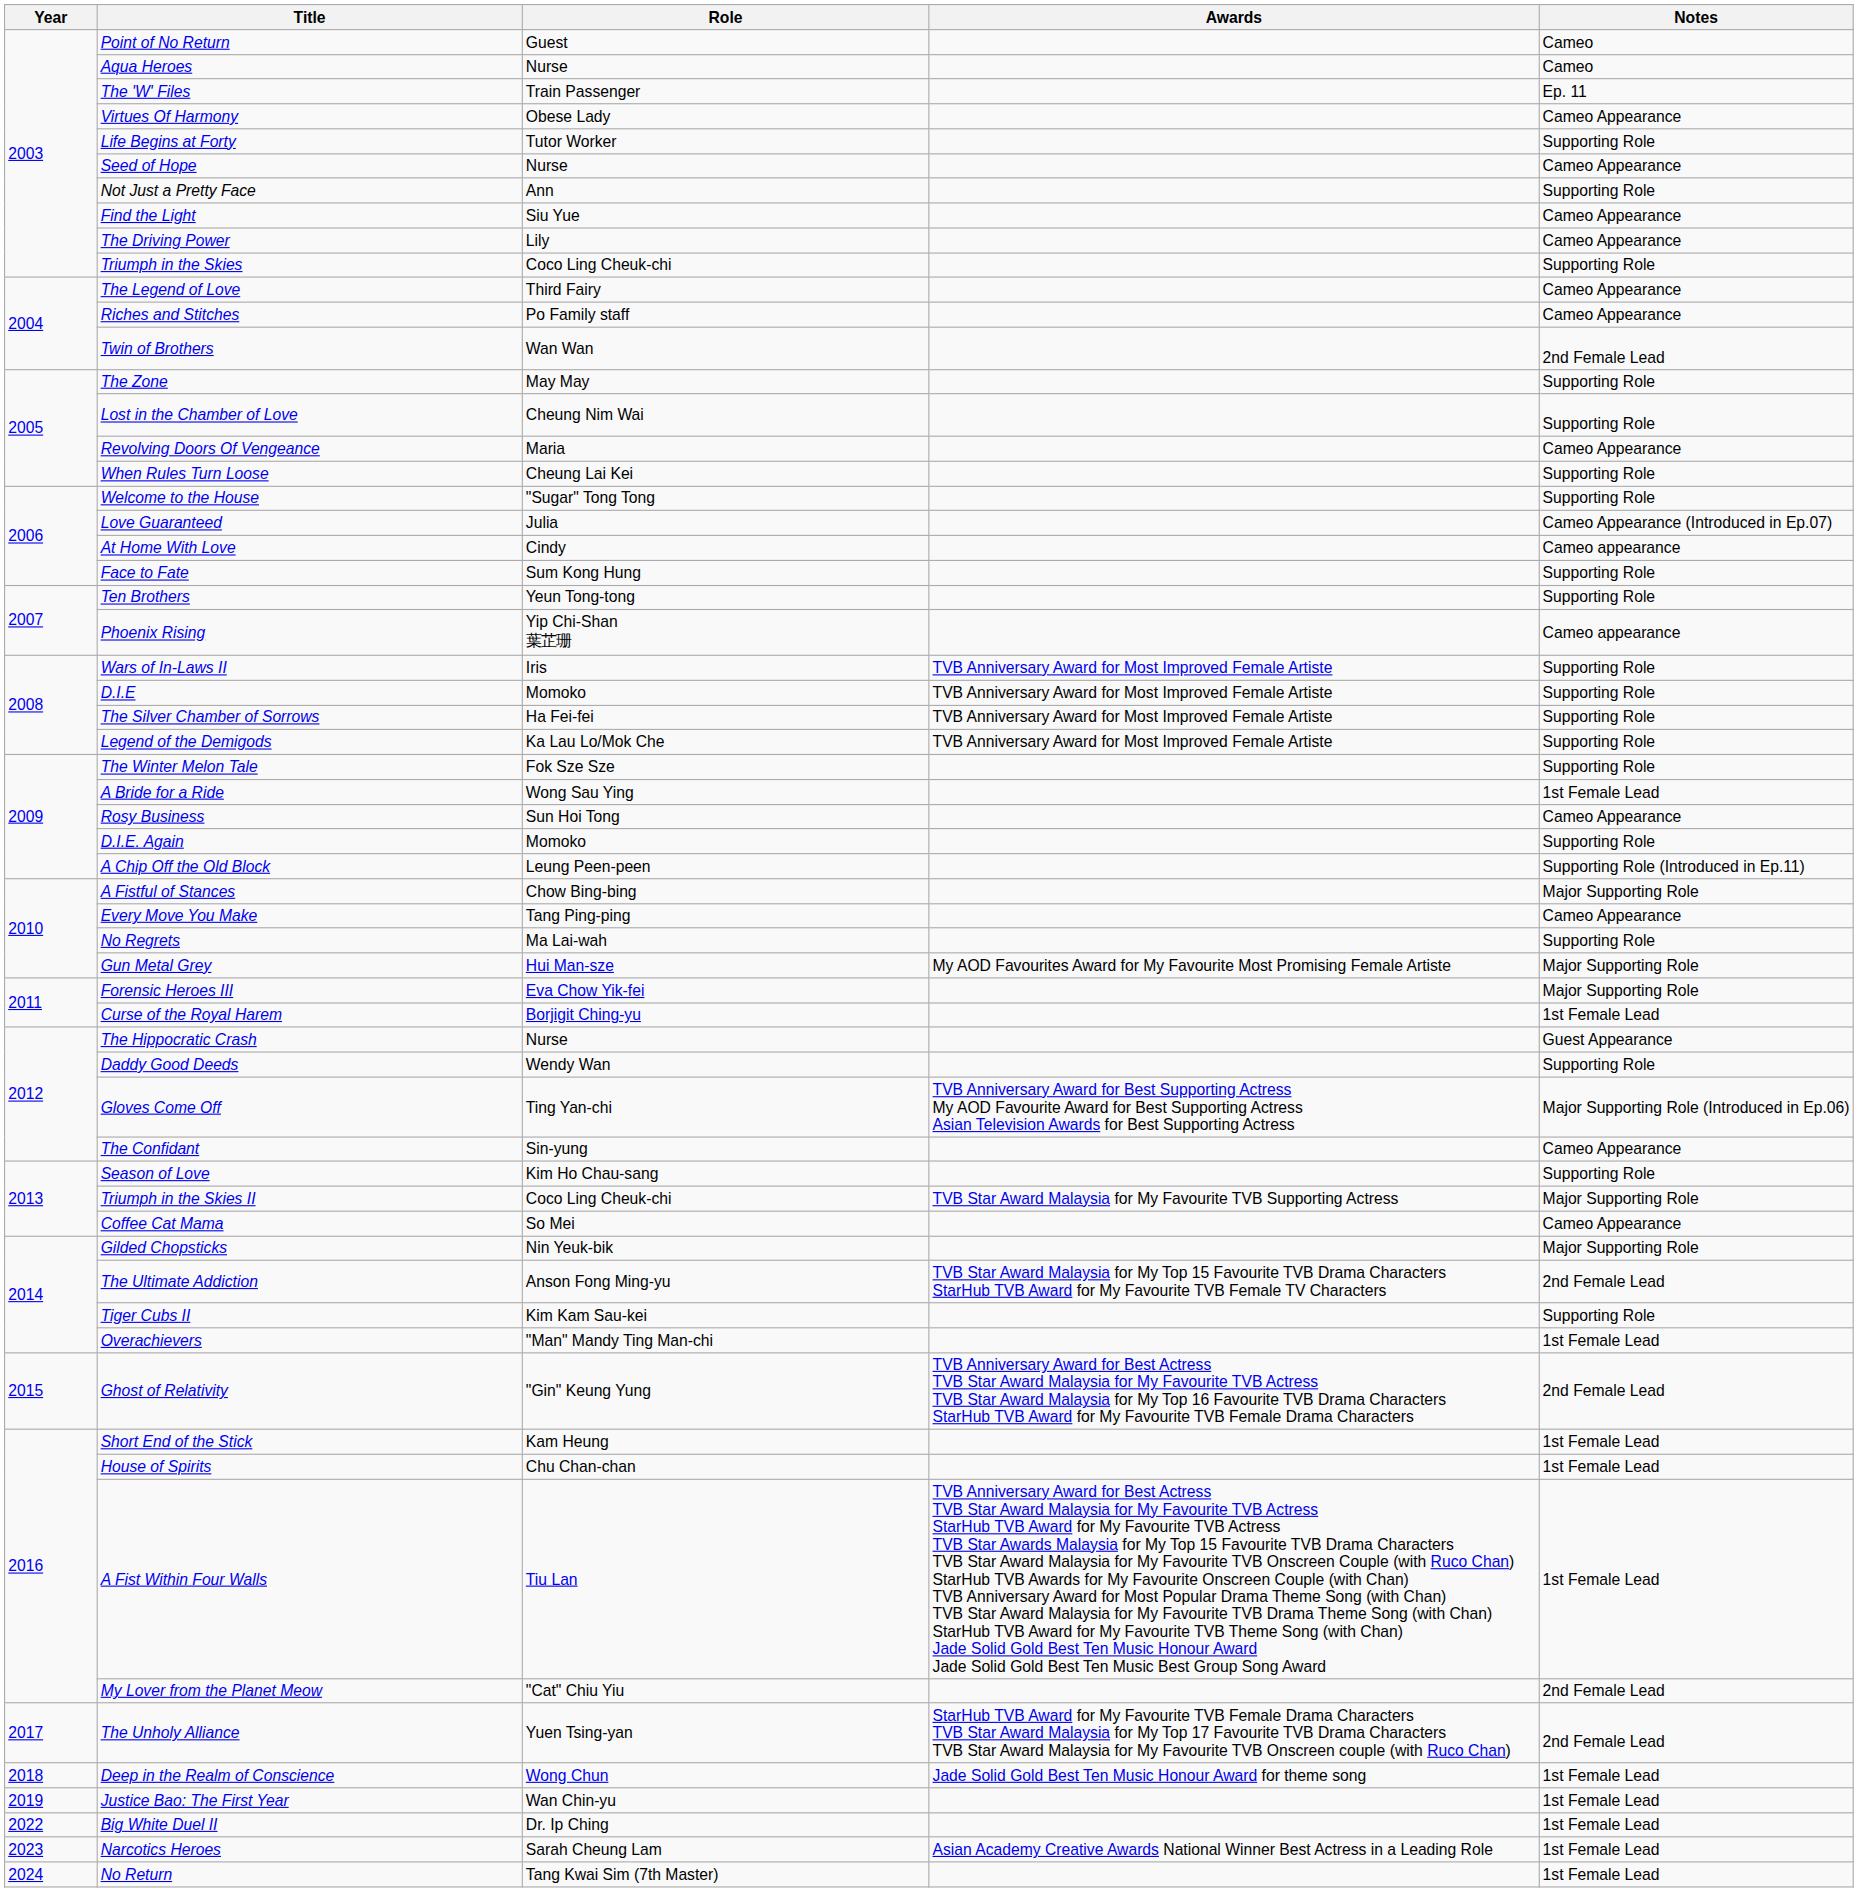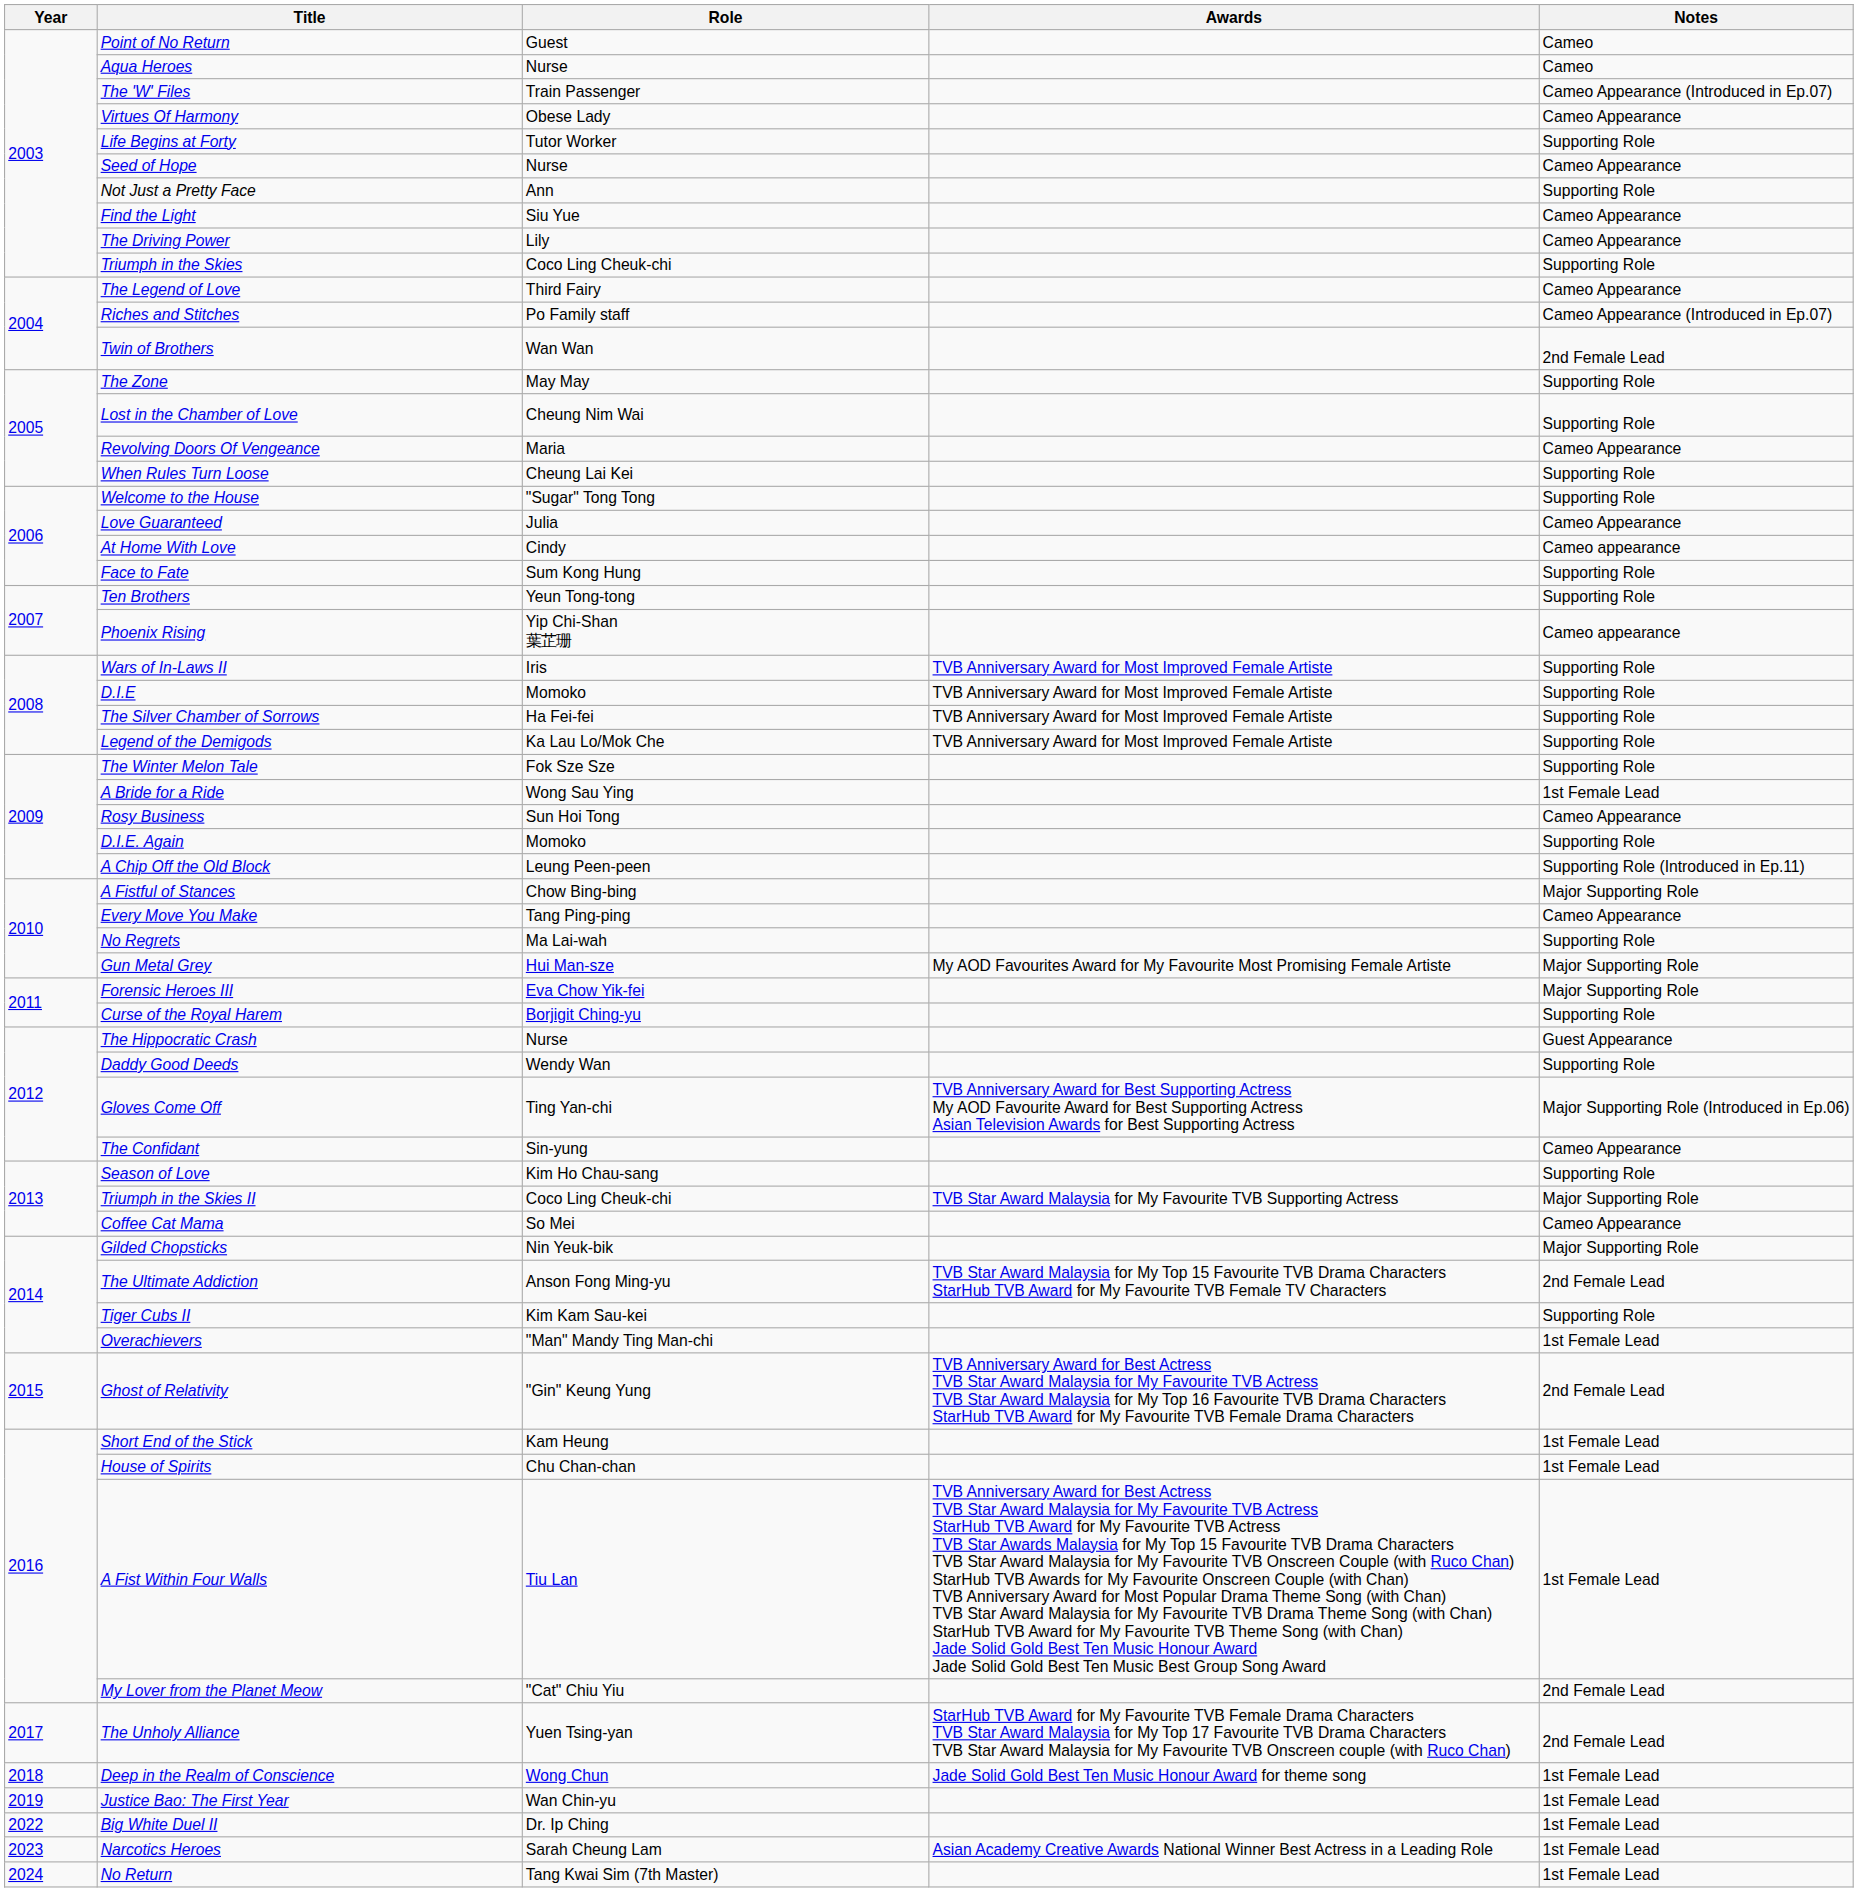(1565, 92) Ep. 11 -> (1687, 92) Cameo Appearance (Introduced in Ep.07)
(1612, 315) Cameo Appearance -> (1687, 315) Cameo Appearance (Introduced in Ep.07)
(1687, 523) Cameo Appearance (Introduced in Ep.07) -> (1612, 523) Cameo Appearance
(1601, 1015) 1st Female Lead -> (1599, 1015) Supporting Role
